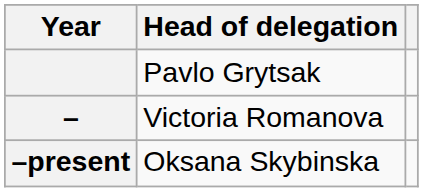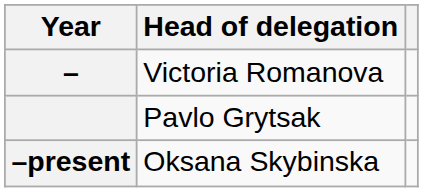rows swapped: (232, 72) <-> (263, 117)
